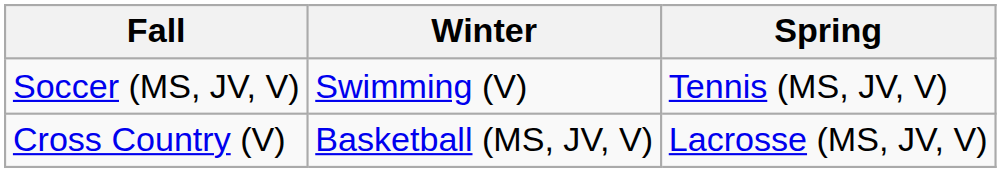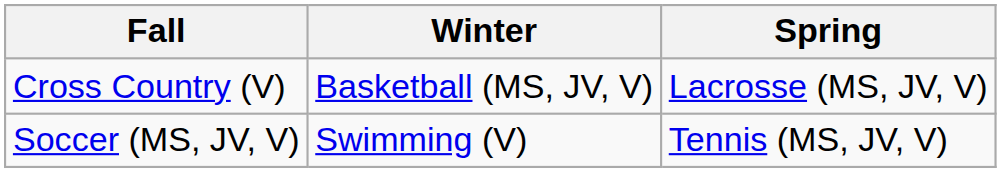rows swapped: (149, 139) <-> (156, 85)
